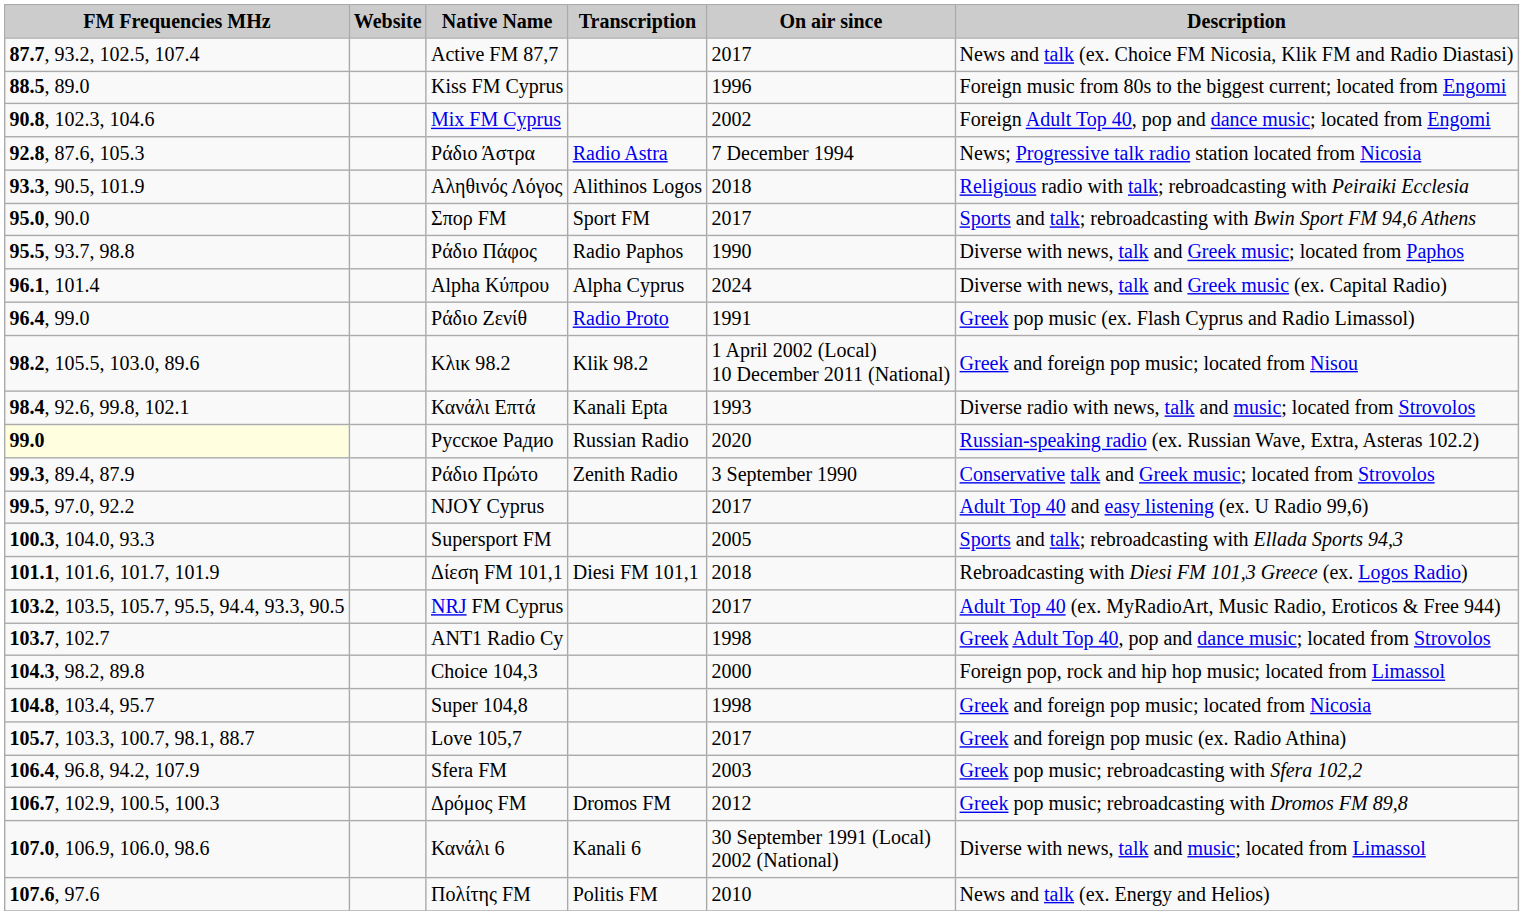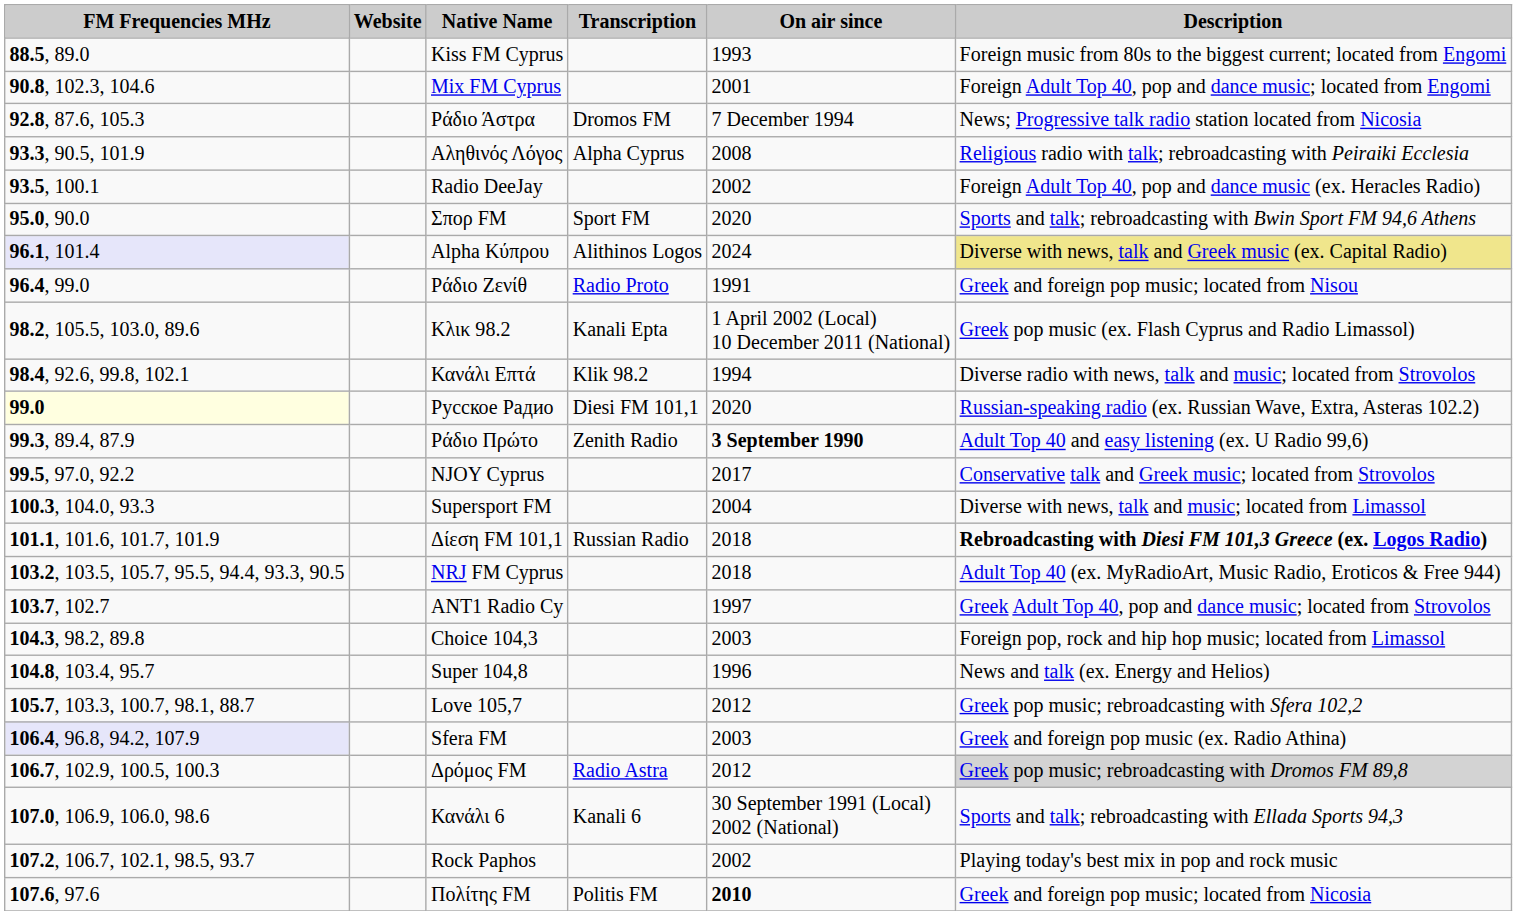- row: (495, 54)
(732, 87) 1996 -> (732, 54) 1993
(732, 120) 2002 -> (732, 87) 2001
(620, 153) Radio Astra -> (622, 120) Dromos FM
(637, 186) Alithinos Logos -> (629, 153) Alpha Cyprus
(732, 186) 2018 -> (732, 153) 2008
+ row: (487, 186)
(732, 219) 2017 -> (732, 219) 2020
- row: (484, 252)
(54, 285) no background -> (54, 252) lavender background
(629, 285) Alpha Cyprus -> (637, 252) Alithinos Logos
(1203, 285) no background -> (1203, 252) khaki background
(1187, 318) Greek pop music (ex. Flash Cyprus and Radio Limassol) -> (1159, 285) Greek and foreign pop music; located from Nisou
(610, 363) Klik 98.2 -> (620, 330) Kanali Epta
(1159, 363) Greek and foreign pop music; located from Nisou -> (1187, 330) Greek pop music (ex. Flash Cyprus and Radio Limassol)
(620, 408) Kanali Epta -> (610, 375) Klik 98.2
(732, 408) 1993 -> (732, 375) 1994
(631, 441) Russian Radio -> (636, 408) Diesi FM 101,1
(784, 474) normal -> (787, 441) bold
(1197, 474) Conservative talk and Greek music; located from Strovolos -> (1164, 441) Adult Top 40 and easy listening (ex. U Radio 99,6)
(1164, 507) Adult Top 40 and easy listening (ex. U Radio 99,6) -> (1197, 474) Conservative talk and Greek music; located from Strovolos
(732, 540) 2005 -> (732, 507) 2004
(1181, 540) Sports and talk; rebroadcasting with Ellada Sports 94,3 -> (1193, 507) Diverse with news, talk and music; located from Limassol
(636, 573) Diesi FM 101,1 -> (631, 540) Russian Radio
(1214, 573) normal -> (1223, 540) bold
(732, 606) 2017 -> (732, 573) 2018
(732, 639) 1998 -> (732, 606) 1997
(732, 672) 2000 -> (732, 639) 2003
(732, 705) 1998 -> (732, 672) 1996
(1165, 705) Greek and foreign pop music; located from Nicosia -> (1115, 672) News and talk (ex. Energy and Helios)
(732, 738) 2017 -> (732, 705) 2012
(1153, 738) Greek and foreign pop music (ex. Radio Athina) -> (1161, 705) Greek pop music; rebroadcasting with Sfera 102,2
(104, 771) no background -> (104, 738) lavender background
(1161, 771) Greek pop music; rebroadcasting with Sfera 102,2 -> (1153, 738) Greek and foreign pop music (ex. Radio Athina)
(622, 804) Dromos FM -> (620, 771) Radio Astra
(1184, 804) no background -> (1184, 771) lightgrey background
(1193, 849) Diverse with news, talk and music; located from Limassol -> (1181, 816) Sports and talk; rebroadcasting with Ellada Sports 94,3
+ row: (484, 860)
(732, 893) normal -> (732, 893) bold
(1115, 893) News and talk (ex. Energy and Helios) -> (1165, 893) Greek and foreign pop music; located from Nicosia
